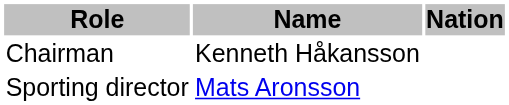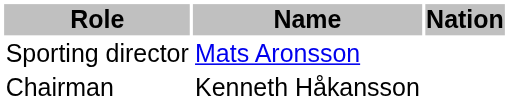rows swapped: (60, 53) <-> (97, 88)
